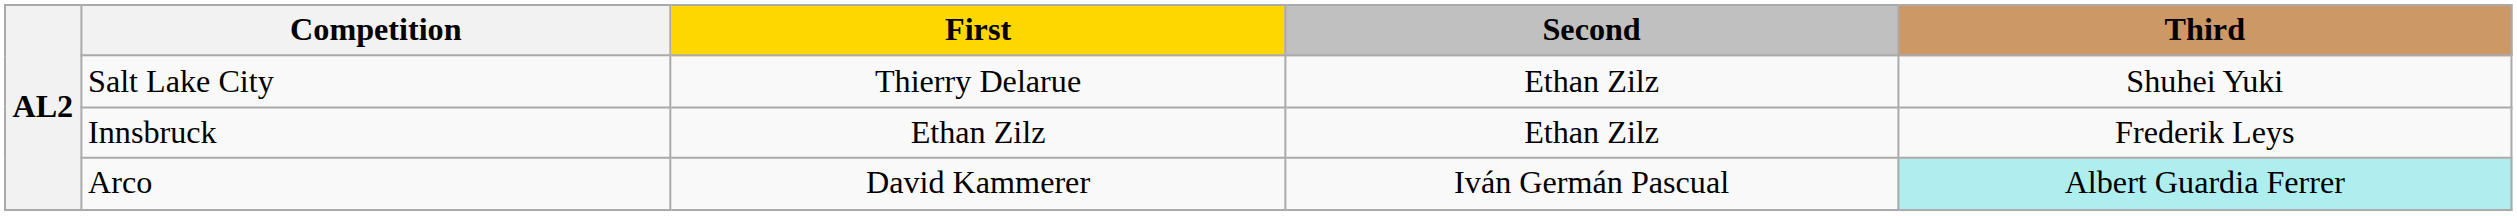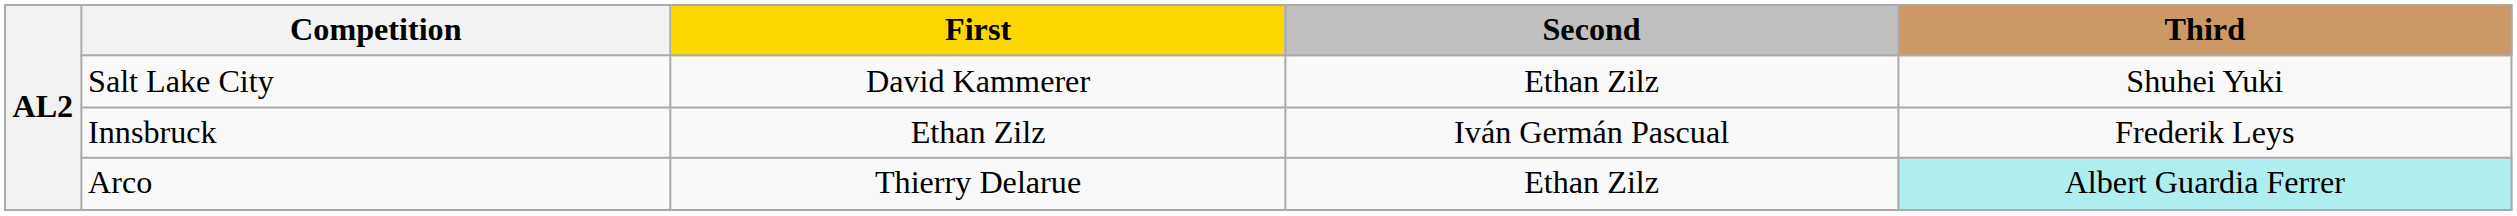(978, 81) Thierry Delarue -> (978, 81) David Kammerer
(1592, 132) Ethan Zilz -> (1592, 132) Iván Germán Pascual
(978, 183) David Kammerer -> (978, 183) Thierry Delarue
(1592, 183) Iván Germán Pascual -> (1592, 183) Ethan Zilz
